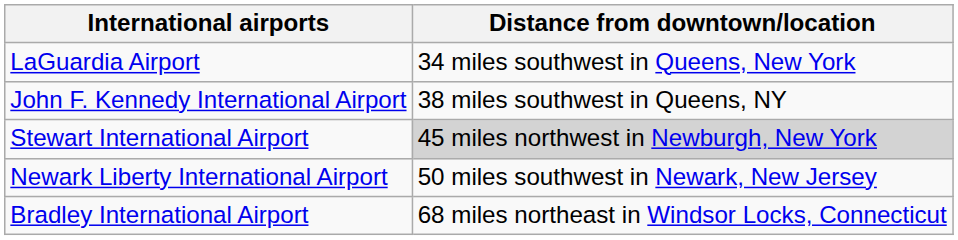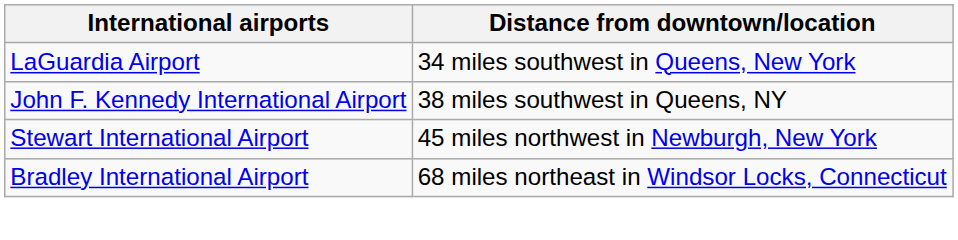(647, 138) lightgrey background -> (647, 138) no background
- row: (199, 176)
